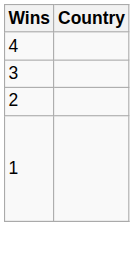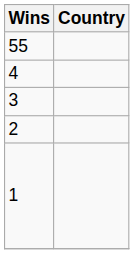+ row: (18, 45)
